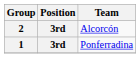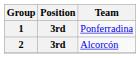rows swapped: (21, 45) <-> (21, 28)
